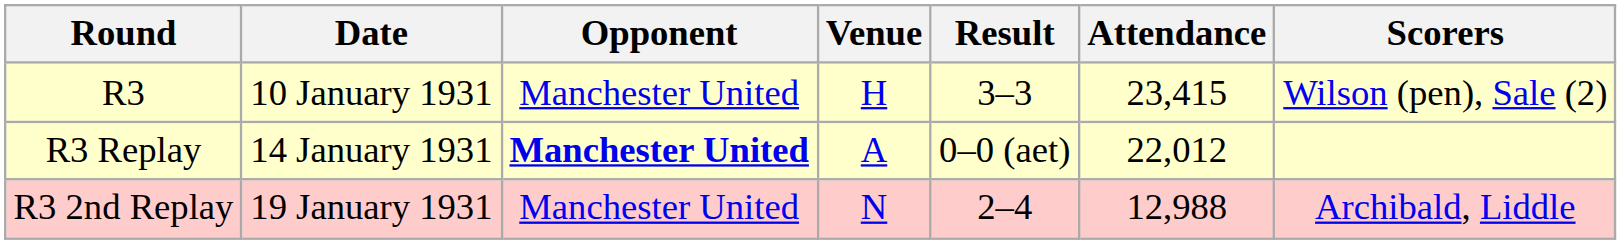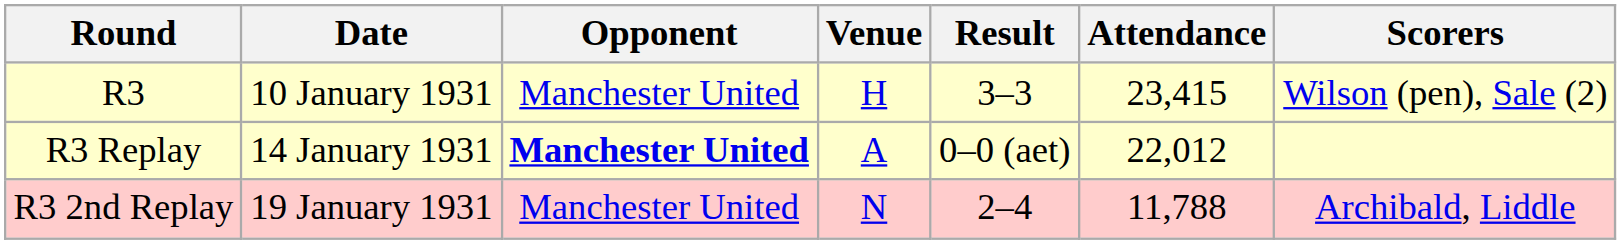(1177, 207) 12,988 -> (1177, 207) 11,788
